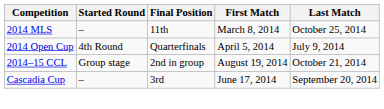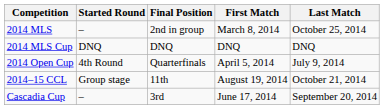(159, 29) 11th -> (177, 29) 2nd in group
+ row: (40, 46)
(177, 63) 2nd in group -> (159, 79) 11th
